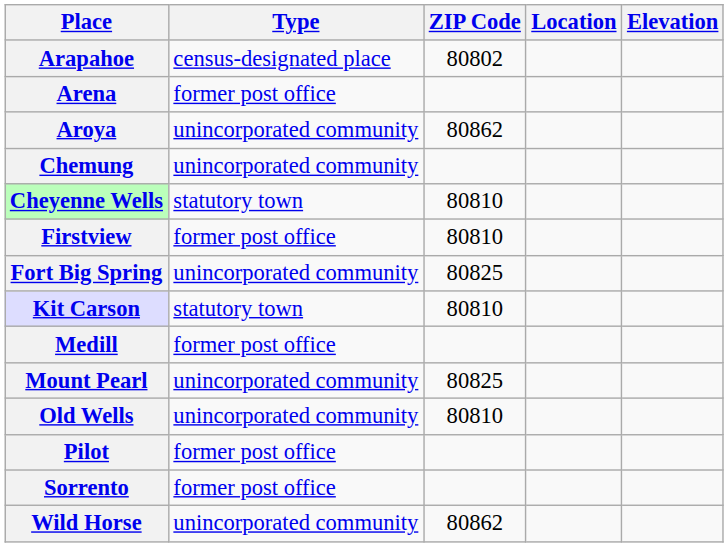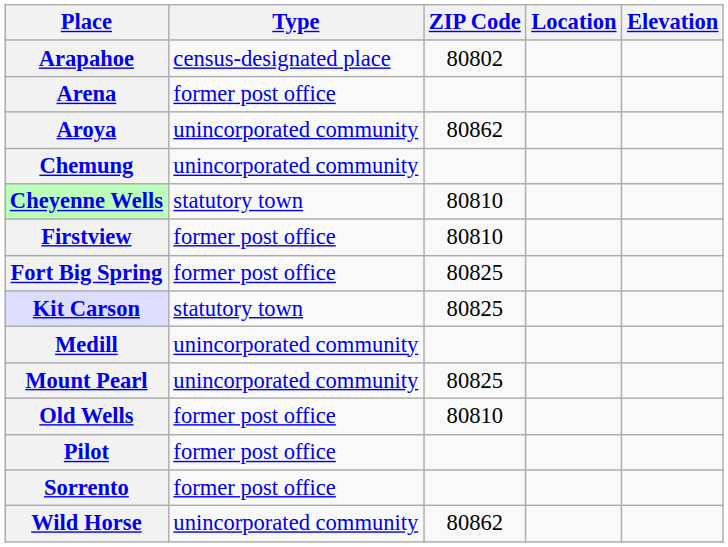(296, 272) unincorporated community -> (255, 272) former post office
(475, 308) 80810 -> (475, 308) 80825
(255, 344) former post office -> (296, 344) unincorporated community
(296, 415) unincorporated community -> (255, 415) former post office
